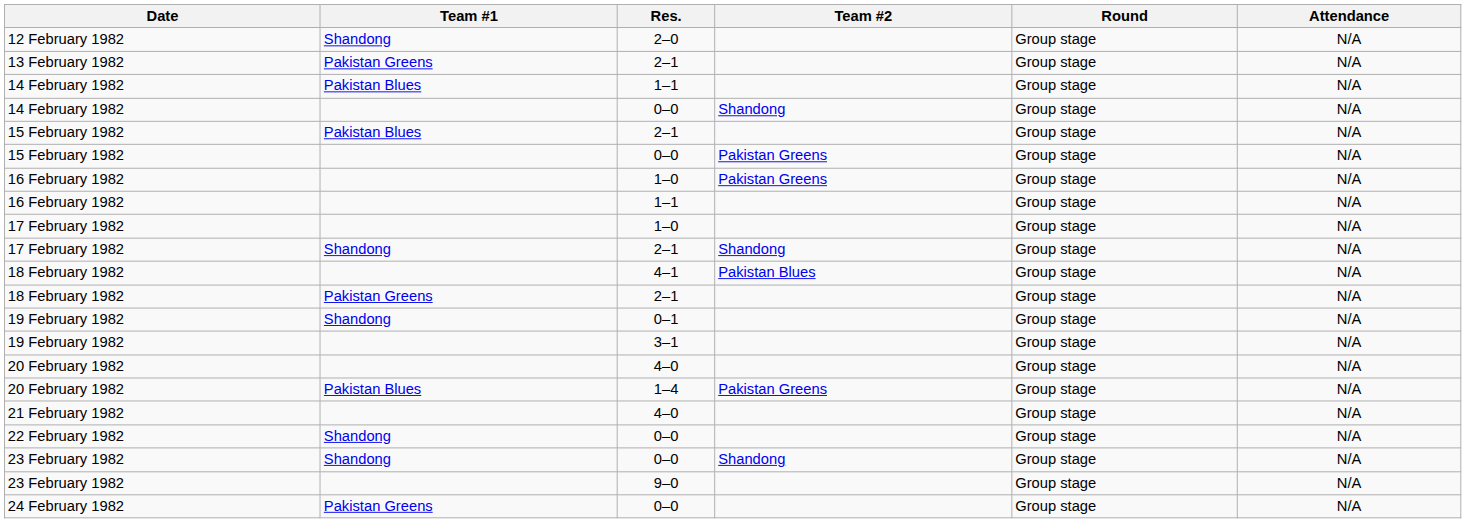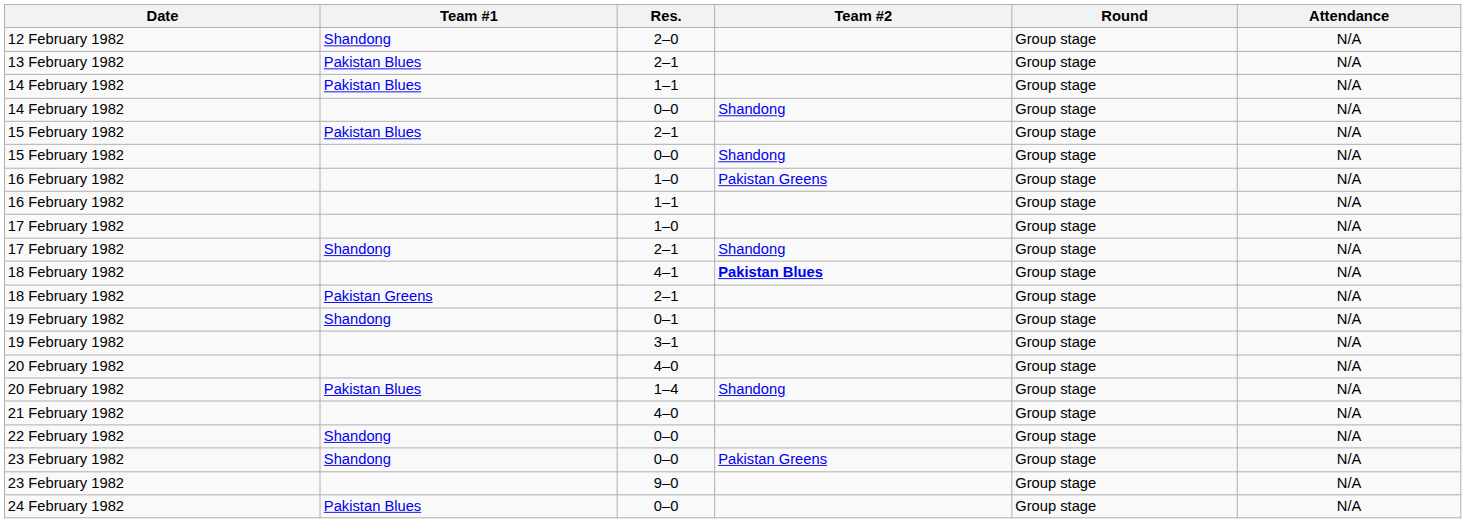(378, 62) Pakistan Greens -> (373, 62) Pakistan Blues
(773, 156) Pakistan Greens -> (752, 156) Shandong
(767, 272) normal -> (771, 272) bold
(773, 389) Pakistan Greens -> (752, 389) Shandong
(752, 459) Shandong -> (773, 459) Pakistan Greens
(378, 506) Pakistan Greens -> (373, 506) Pakistan Blues
